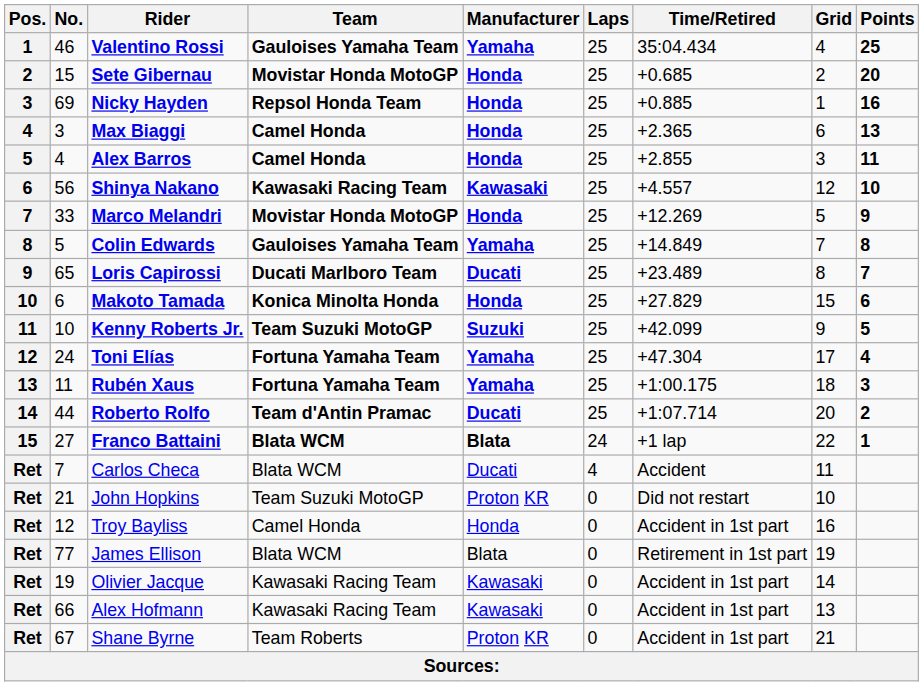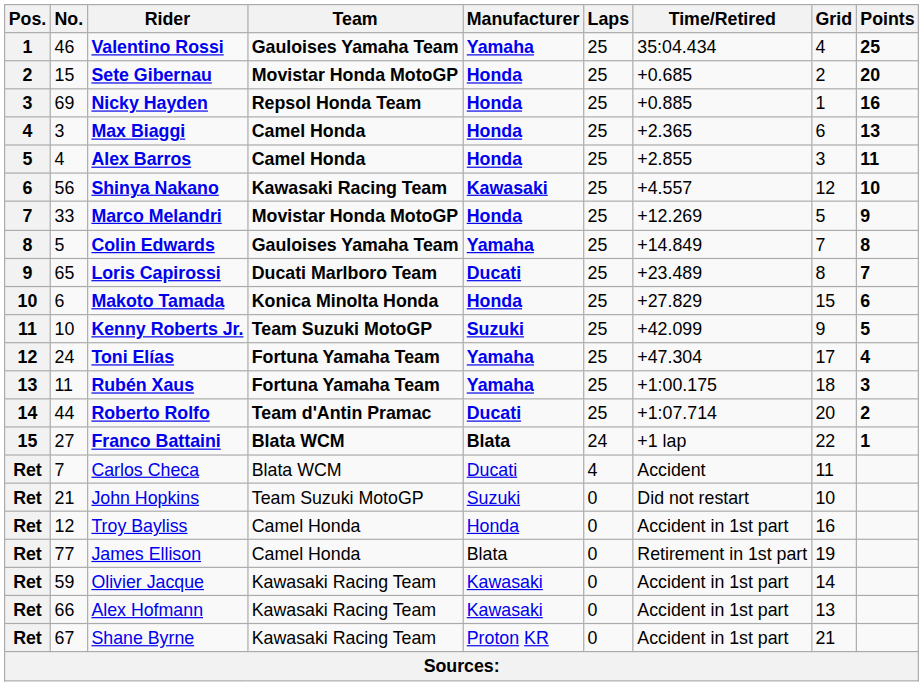(508, 497) Proton KR -> (493, 497) Suzuki
(297, 554) Blata WCM -> (306, 554) Camel Honda
(64, 582) 19 -> (64, 582) 59
(307, 638) Team Roberts -> (344, 638) Kawasaki Racing Team
